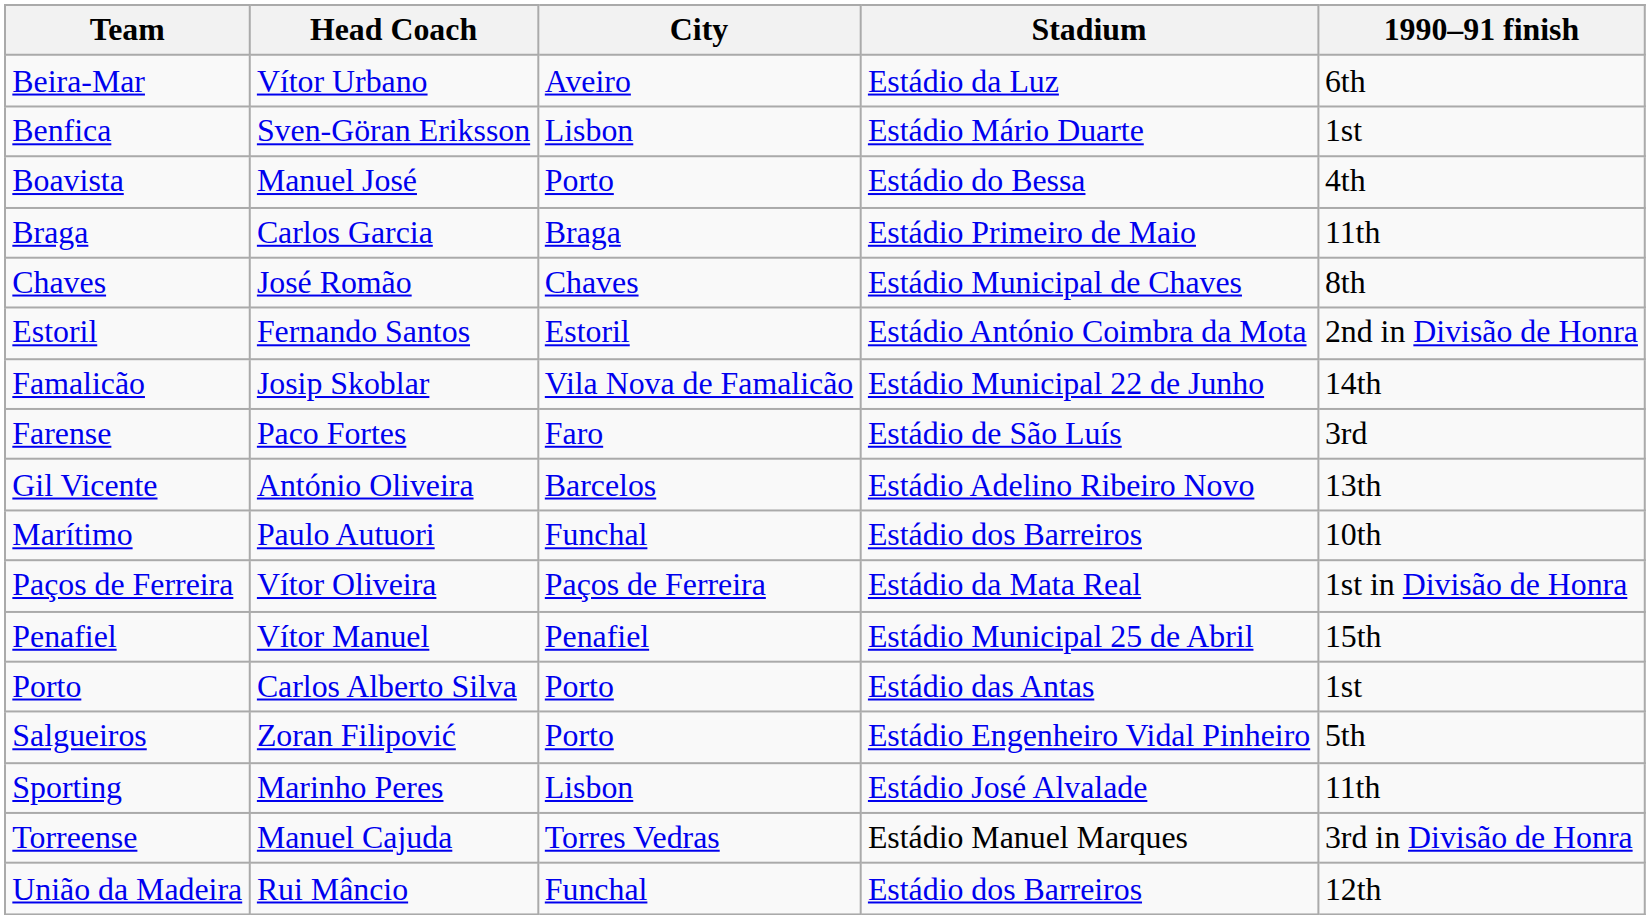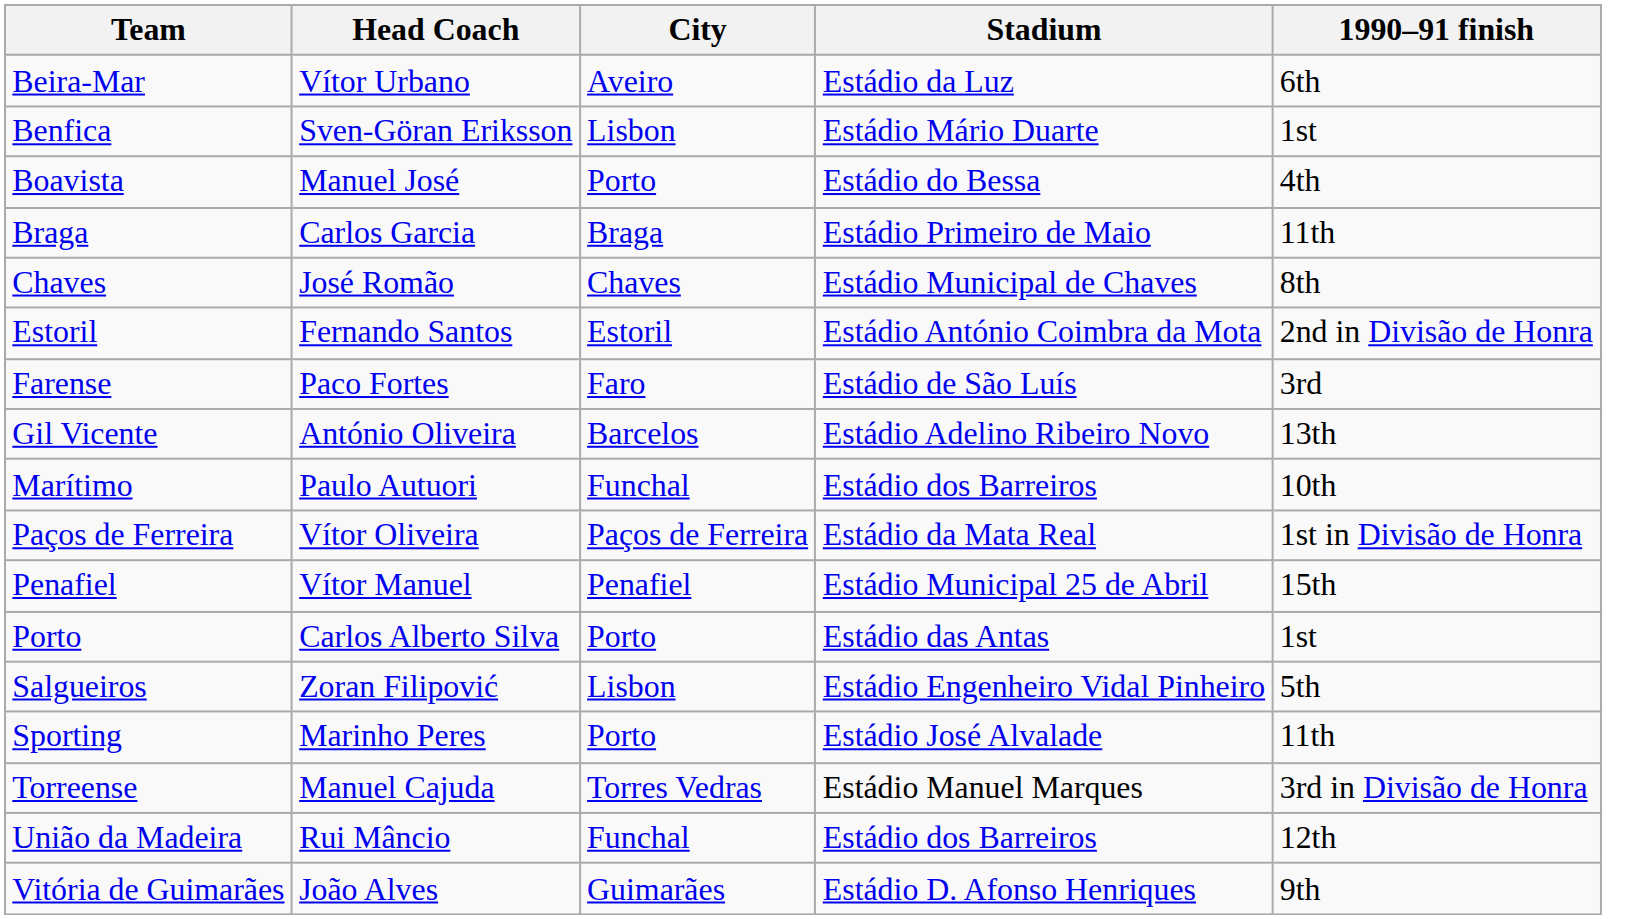- row: (79, 383)
(579, 736) Porto -> (631, 686) Lisbon
(589, 787) Lisbon -> (622, 736) Porto
+ row: (148, 888)
